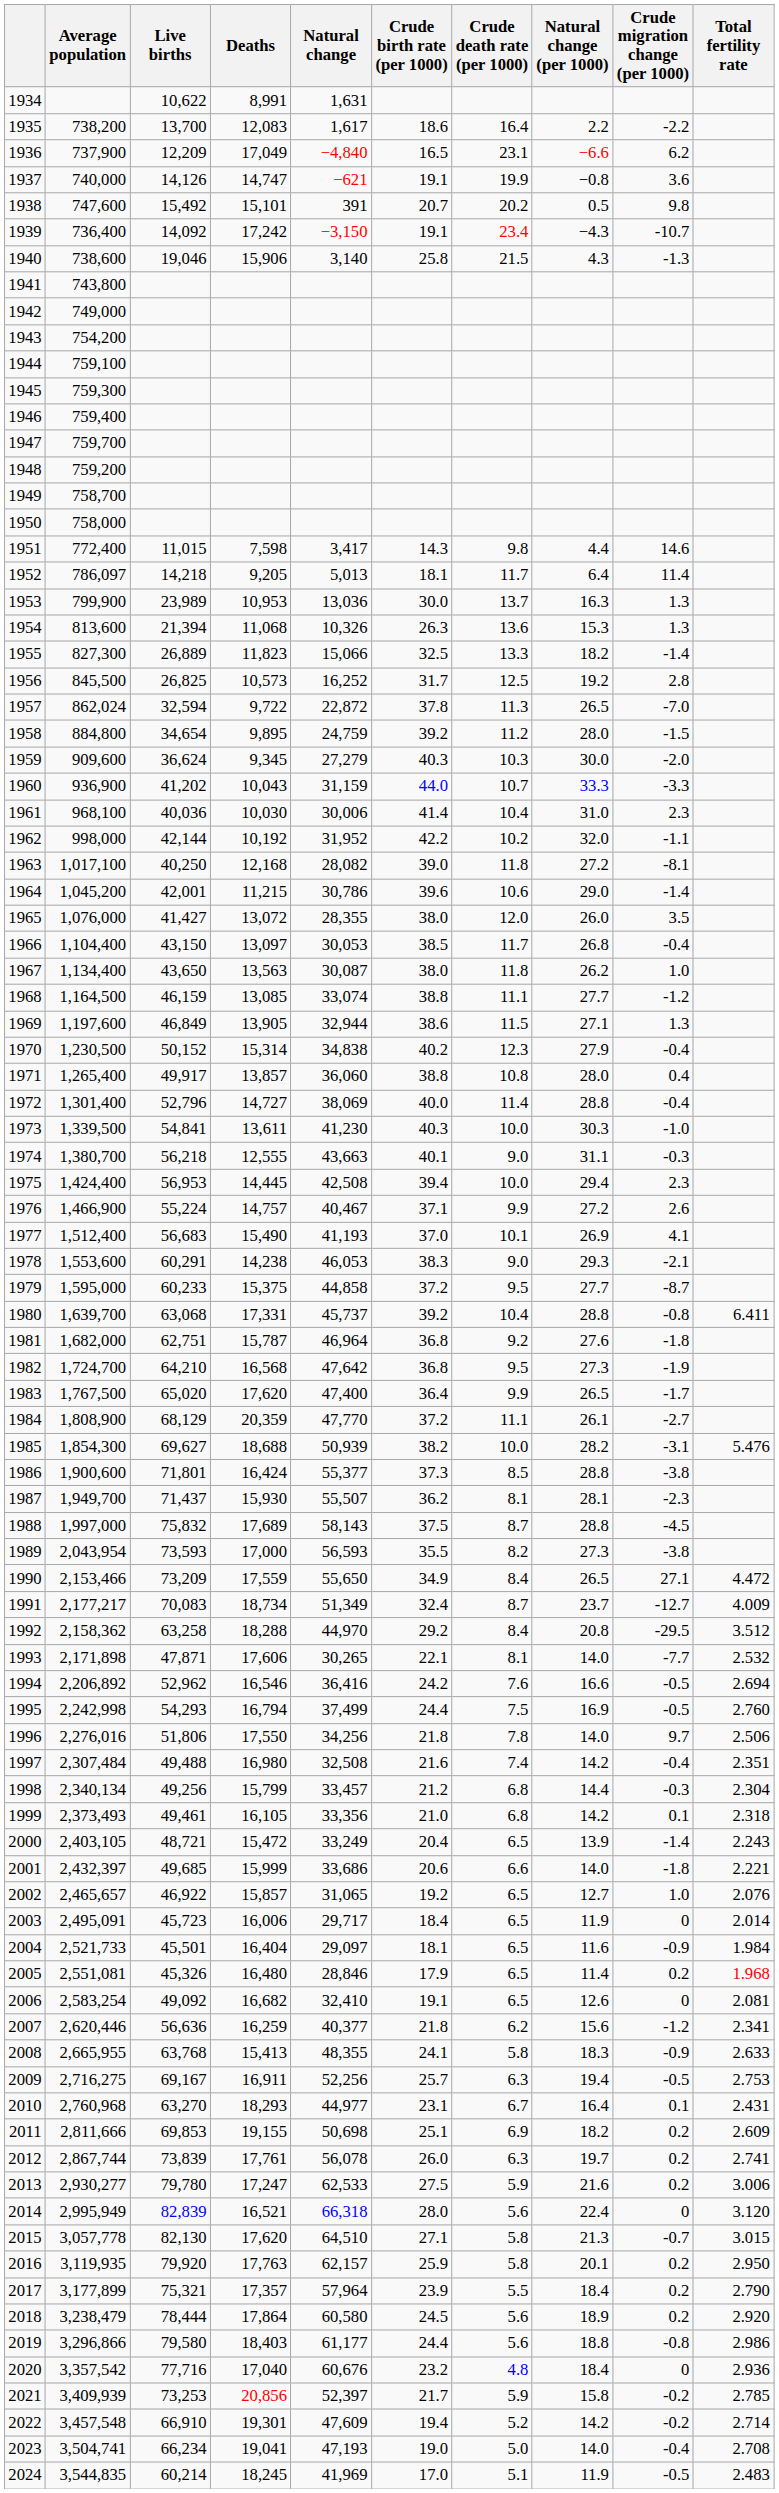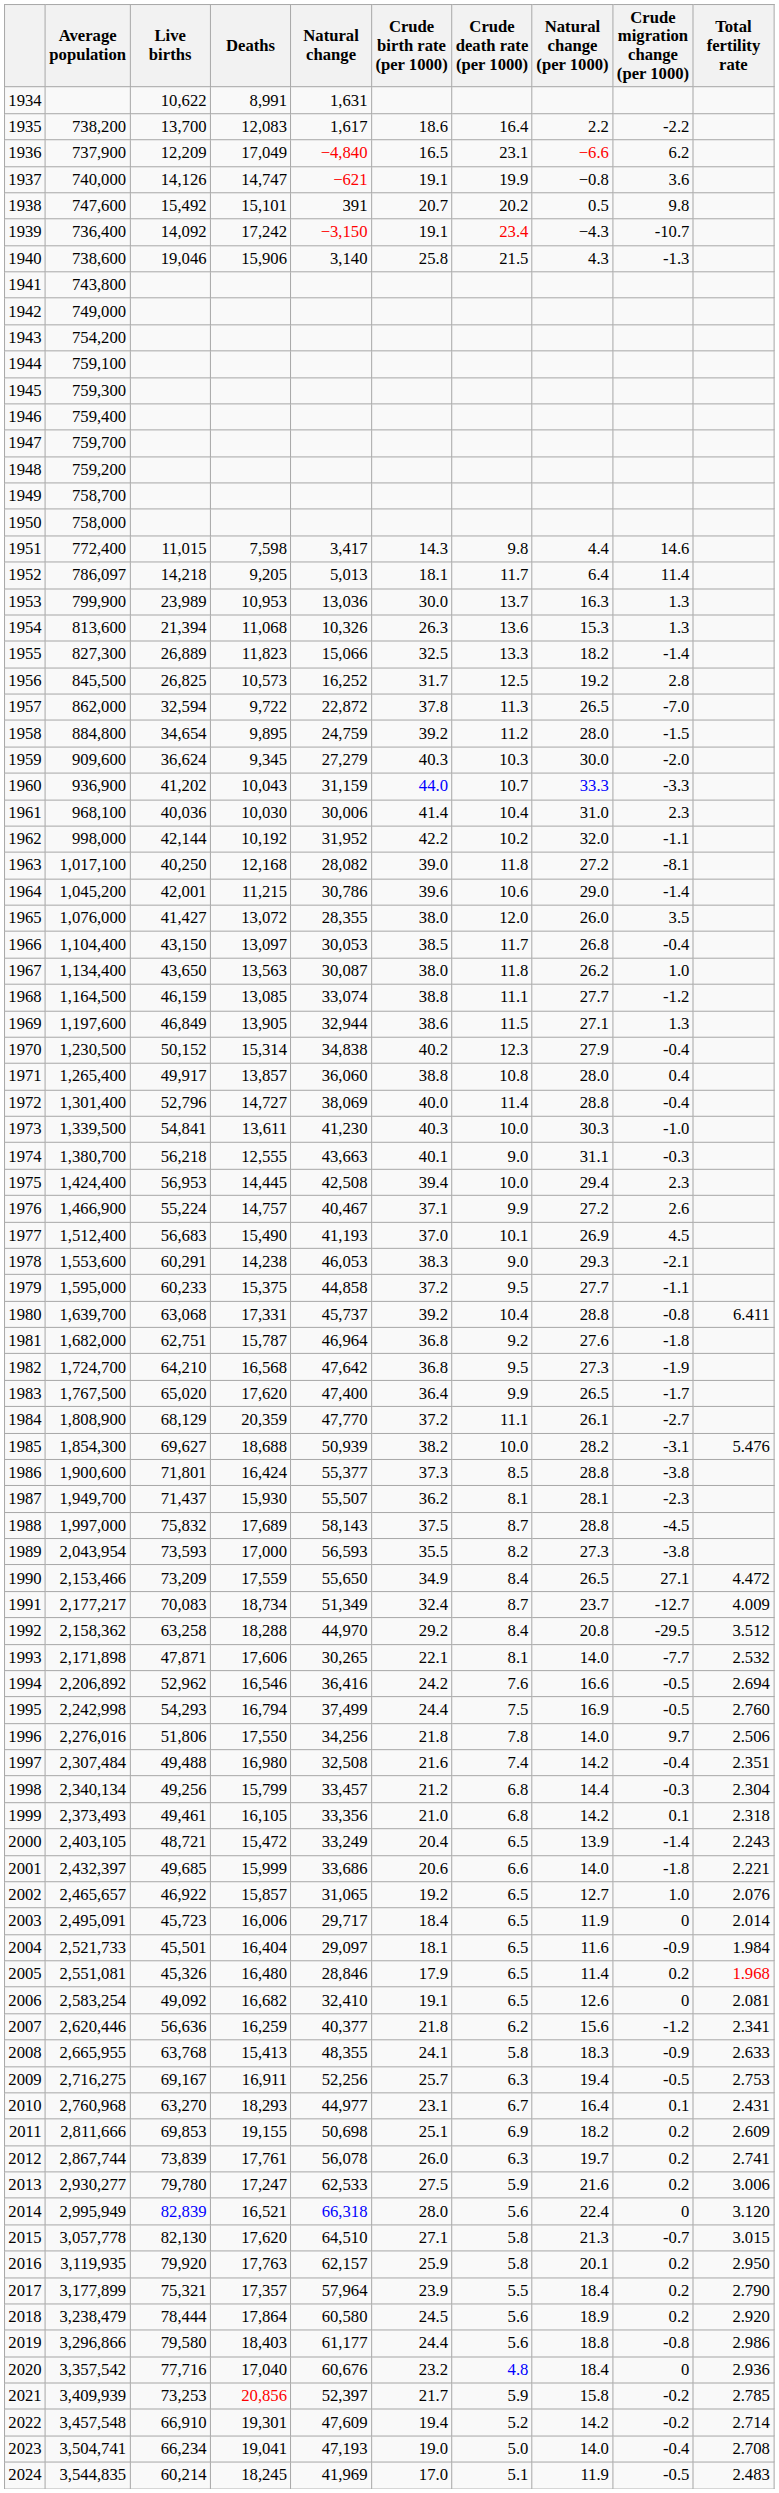(99, 707) 862,024 -> (99, 707) 862,000
(679, 1235) 4.1 -> (679, 1235) 4.5
(676, 1287) -8.7 -> (676, 1287) -1.1
